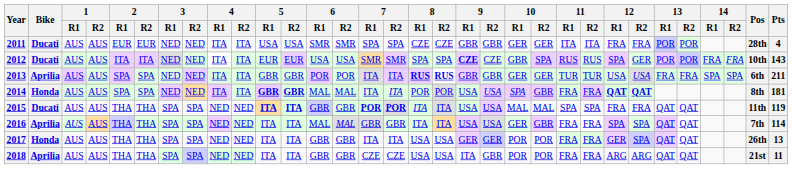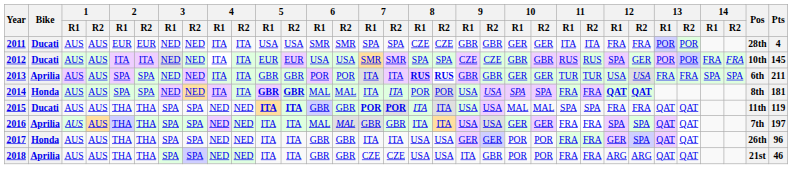(468, 60) bold -> (468, 60) normal
(544, 60) SPA -> (544, 60) GBR
(778, 60) 143 -> (778, 60) 145
(544, 92) GBR -> (544, 92) SPA
(544, 124) GBR -> (544, 124) GER
(778, 124) 114 -> (778, 124) 197
(778, 140) 13 -> (778, 140) 96
(778, 156) 11 -> (778, 156) 46
